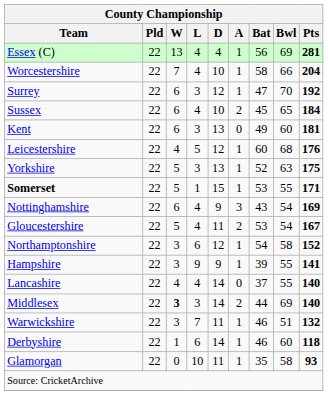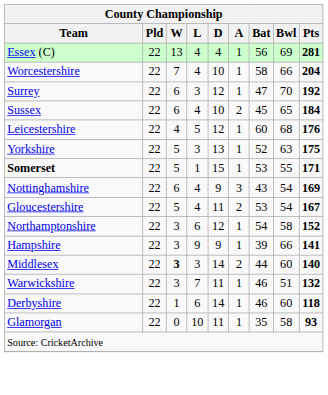- row: (19, 129)
(286, 264) 55 -> (286, 245) 66
- row: (34, 284)
(286, 303) 69 -> (286, 264) 60
